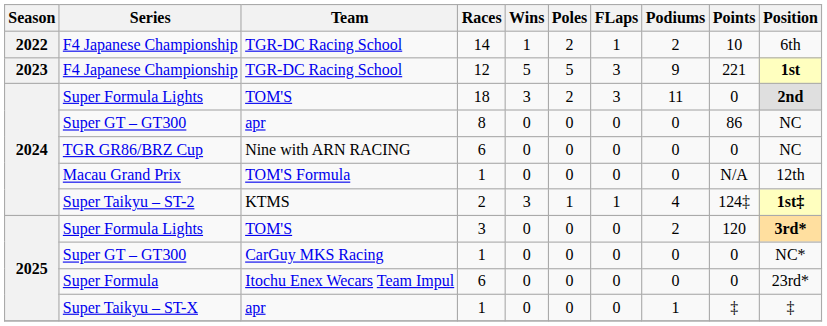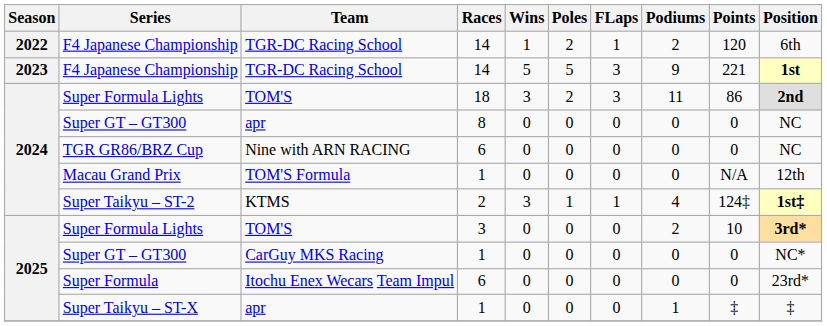(734, 44) 10 -> (734, 44) 120
(482, 70) 12 -> (482, 70) 14
(734, 97) 0 -> (734, 97) 86
(734, 123) 86 -> (734, 123) 0
(734, 228) 120 -> (734, 228) 10
